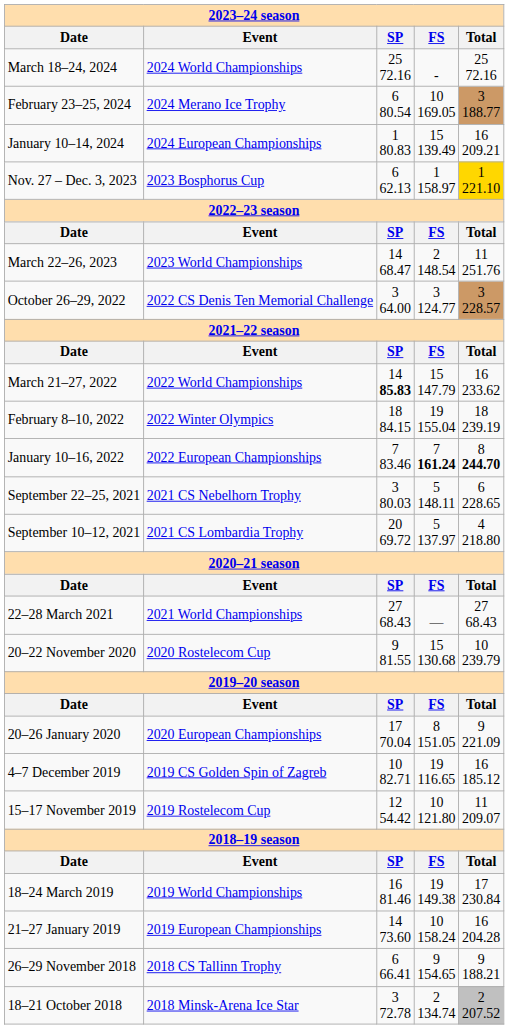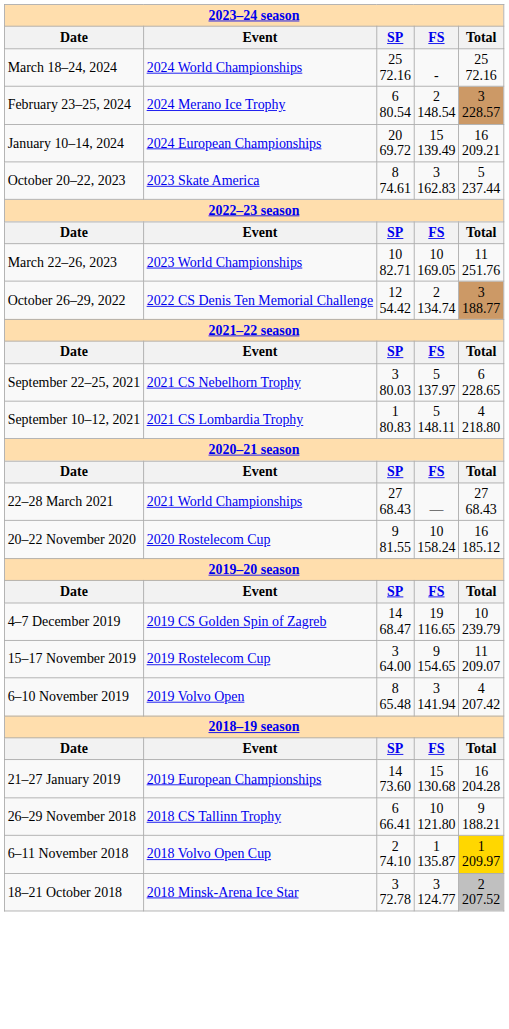(436, 105) 10 169.05 -> (436, 105) 2 148.54
(481, 105) 3 188.77 -> (481, 105) 3 228.57
(395, 142) 1 80.83 -> (395, 142) 20 69.72
- row: (72, 180)
+ row: (67, 180)
(395, 262) 14 68.47 -> (395, 262) 10 82.71
(436, 262) 2 148.54 -> (436, 262) 10 169.05
(395, 300) 3 64.00 -> (395, 300) 12 54.42
(436, 300) 3 124.77 -> (436, 300) 2 134.74
(481, 300) 3 228.57 -> (481, 300) 3 188.77
- row: (62, 382)
- row: (66, 419)
- row: (66, 457)
(436, 495) 5 148.11 -> (436, 382) 5 137.97
(395, 533) 20 69.72 -> (395, 419) 1 80.83
(436, 533) 5 137.97 -> (436, 419) 5 148.11
(436, 652) 15 130.68 -> (436, 539) 10 158.24
(481, 652) 10 239.79 -> (481, 539) 16 185.12
- row: (64, 734)
(395, 772) 10 82.71 -> (395, 621) 14 68.47
(481, 772) 16 185.12 -> (481, 621) 10 239.79
(395, 810) 12 54.42 -> (395, 659) 3 64.00
(436, 810) 10 121.80 -> (436, 659) 9 154.65
+ row: (68, 696)
- row: (61, 892)
(436, 929) 10 158.24 -> (436, 778) 15 130.68
(436, 967) 9 154.65 -> (436, 816) 10 121.80
+ row: (68, 854)
(436, 1005) 2 134.74 -> (436, 892) 3 124.77
